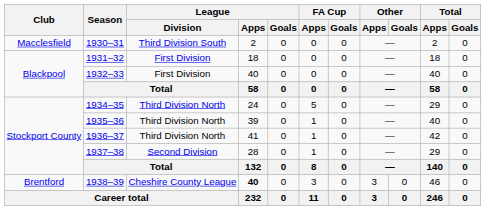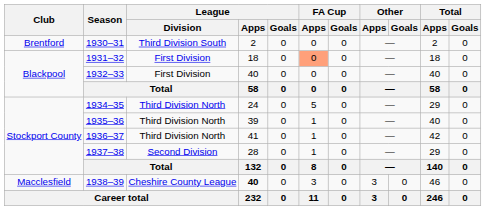(44, 43) Macclesfield -> (44, 43) Brentford
(314, 58) no background -> (314, 58) lightsalmon background
(44, 182) Brentford -> (44, 182) Macclesfield
